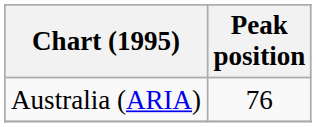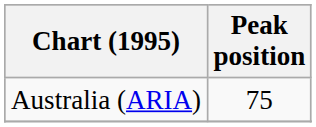(259, 99) 76 -> (259, 99) 75
